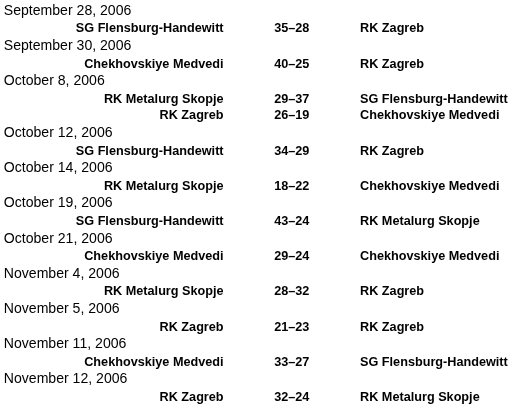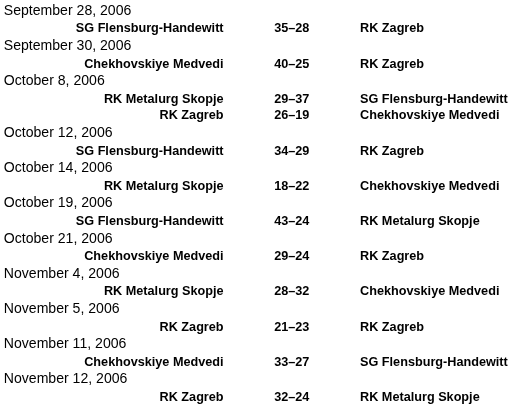(430, 256) Chekhovskiye Medvedi -> (392, 256) RK Zagreb
(392, 291) RK Zagreb -> (430, 291) Chekhovskiye Medvedi
